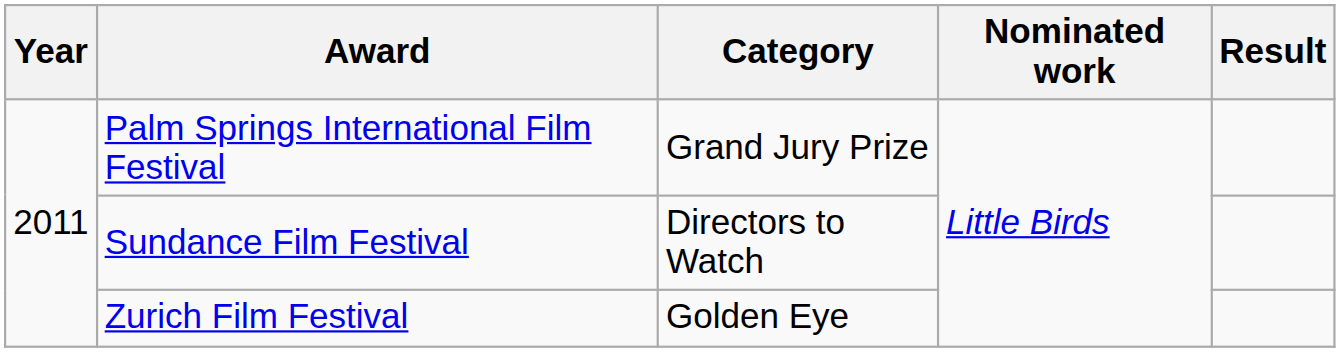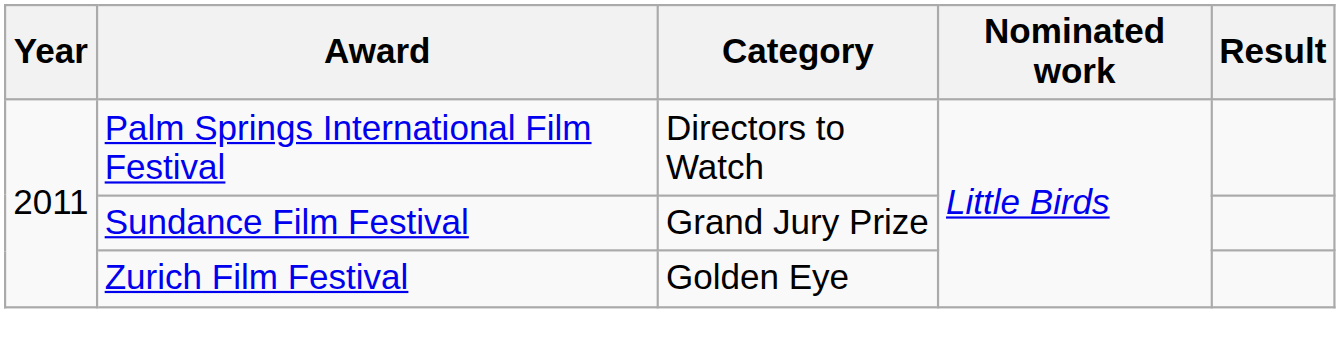(797, 146) Grand Jury Prize -> (756, 146) Directors to Watch
(756, 241) Directors to Watch -> (797, 222) Grand Jury Prize
